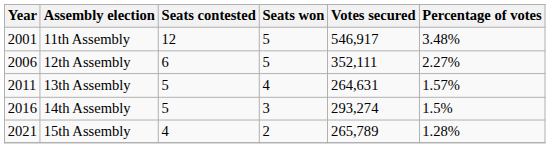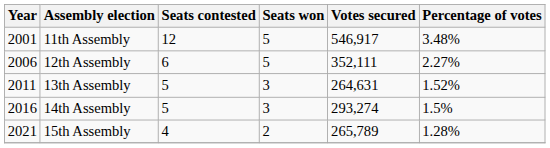(266, 85) 4 -> (266, 85) 3
(441, 85) 1.57% -> (441, 85) 1.52%
